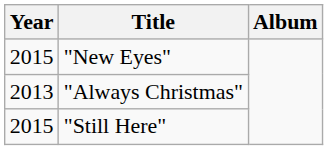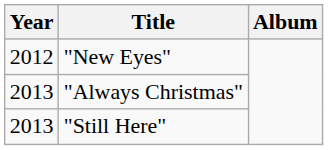(32, 56) 2015 -> (32, 56) 2012
(32, 126) 2015 -> (32, 126) 2013
